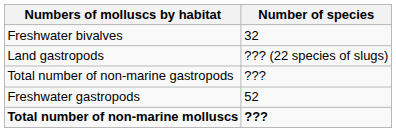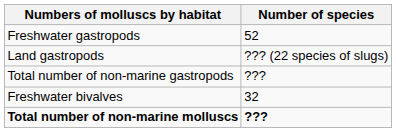rows swapped: (74, 96) <-> (65, 35)
